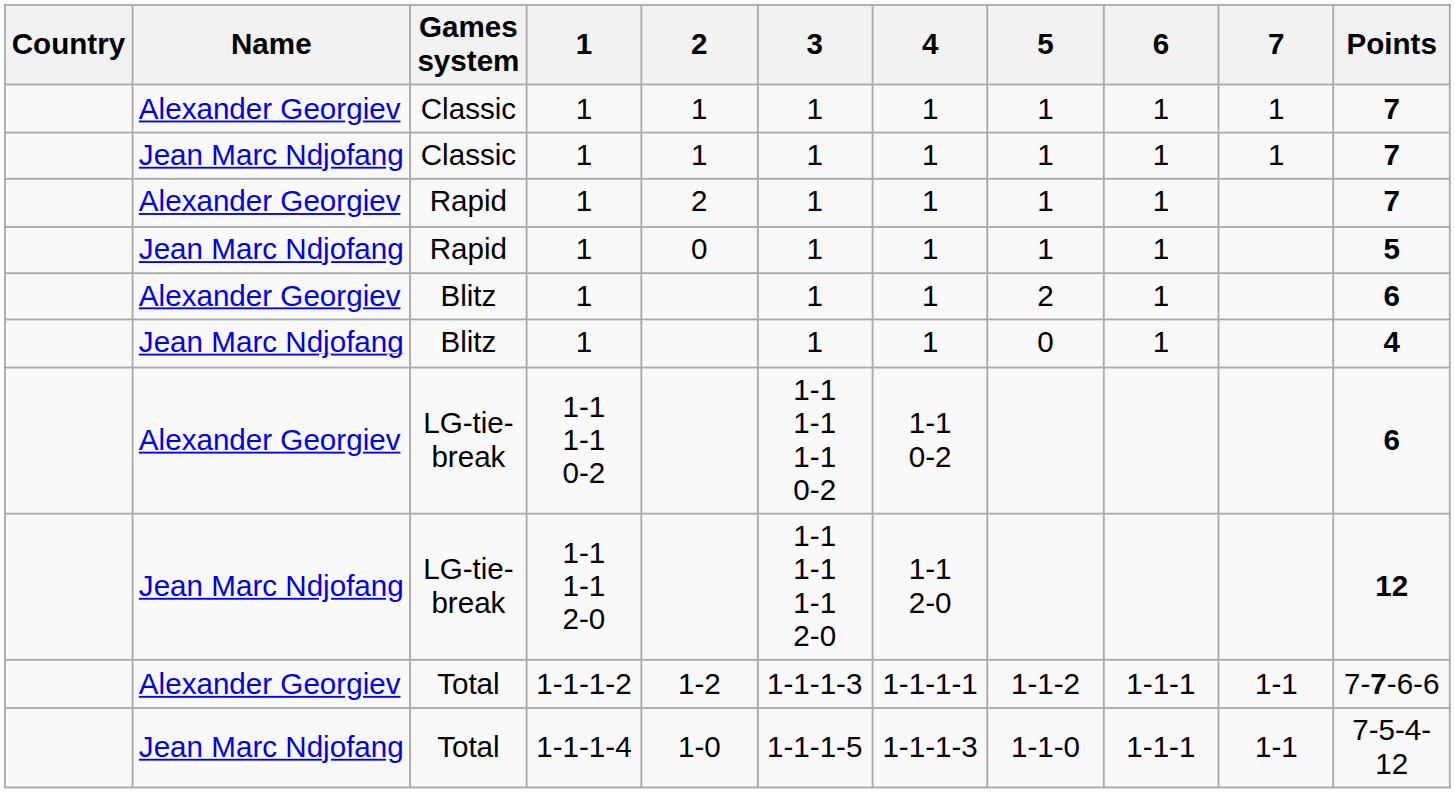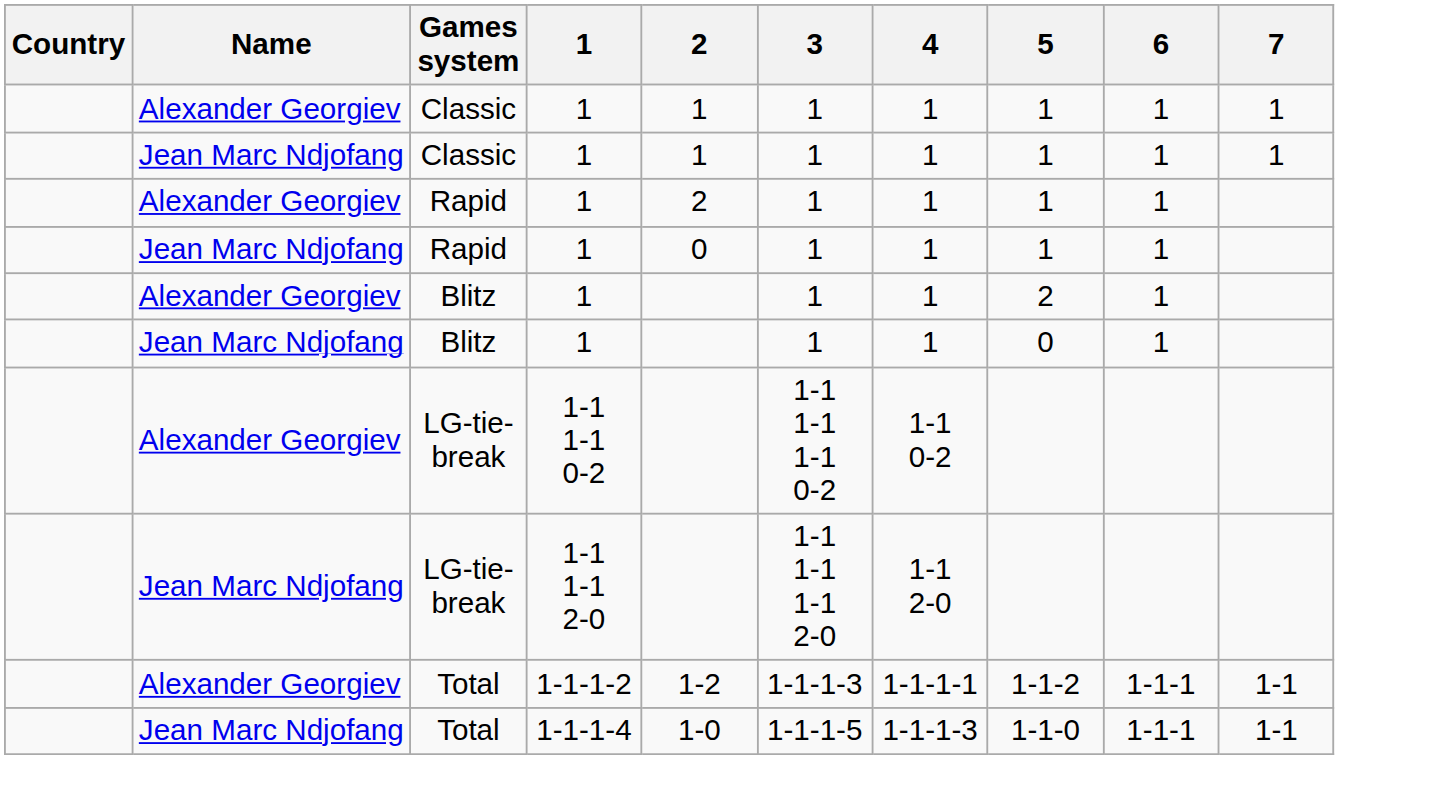- column: (1392, 44)
